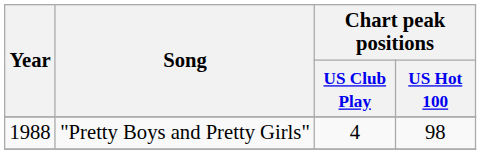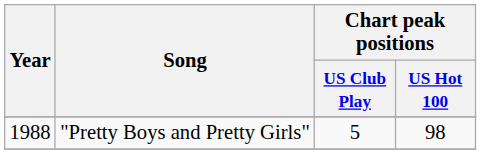(355, 132) 4 -> (355, 132) 5
